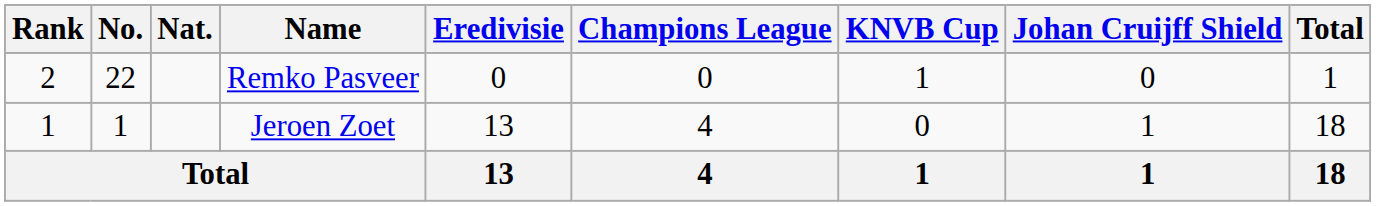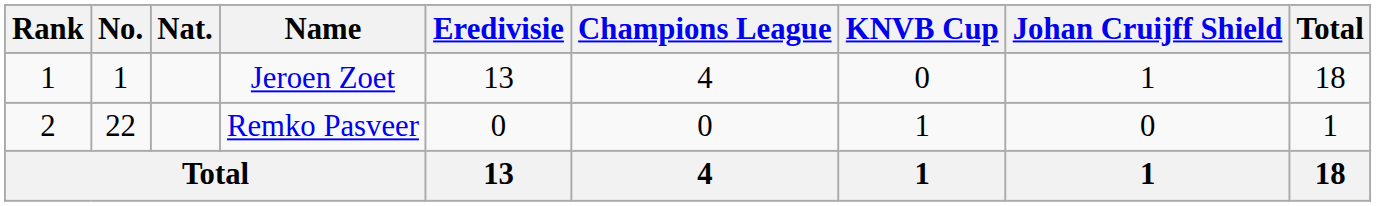rows swapped: (323, 126) <-> (323, 77)
